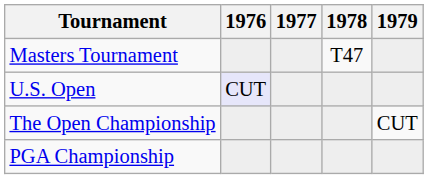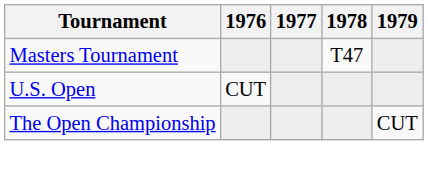(246, 89) lavender background -> (246, 89) no background
- row: (92, 156)
